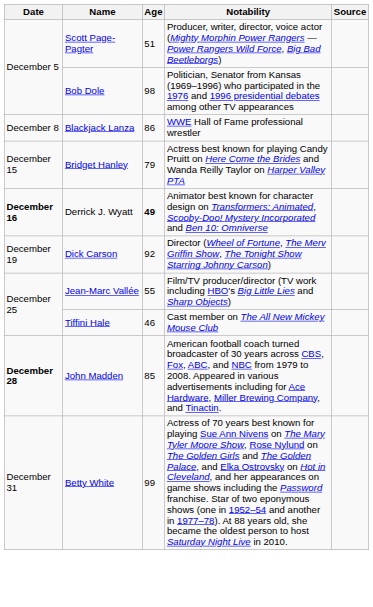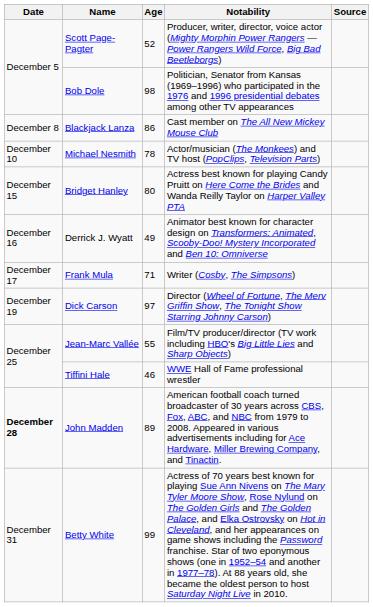(150, 43) 51 -> (150, 43) 52
(235, 127) WWE Hall of Fame professional wrestler -> (246, 127) Cast member on The All New Mickey Mouse Club
+ row: (100, 154)
(150, 164) 79 -> (150, 190) 80
(30, 212) bold -> (29, 238) normal
(150, 212) bold -> (150, 238) normal
+ row: (89, 275)
(150, 254) 92 -> (150, 306) 97
(246, 322) Cast member on The All New Mickey Mouse Club -> (235, 374) WWE Hall of Fame professional wrestler
(150, 375) 85 -> (150, 427) 89
